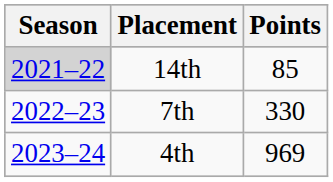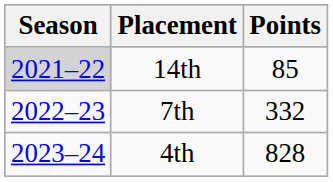(285, 111) 330 -> (285, 111) 332
(285, 153) 969 -> (285, 153) 828
